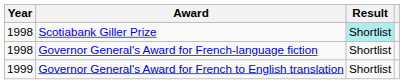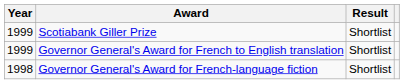(20, 32) 1998 -> (20, 32) 1999
(370, 32) paleturquoise background -> (370, 32) no background
rows swapped: (178, 50) <-> (191, 69)
